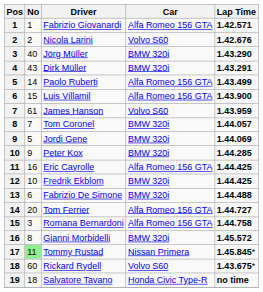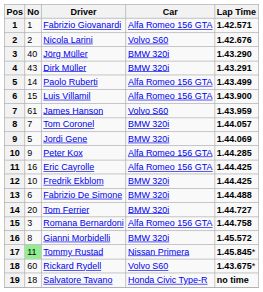(149, 152) BMW 320i -> (170, 152) Alfa Romeo 156 GTA
(170, 209) Alfa Romeo 156 GTA -> (149, 209) BMW 320i
